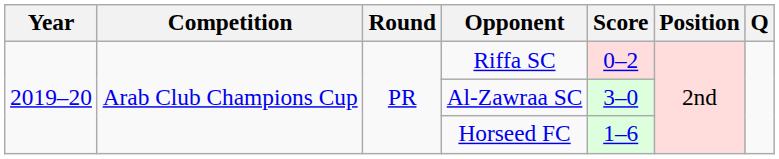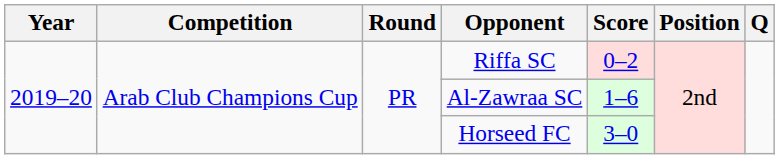(621, 97) 3–0 -> (621, 97) 1–6
(621, 134) 1–6 -> (621, 134) 3–0
